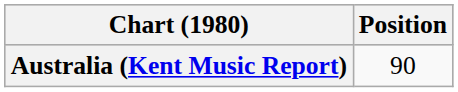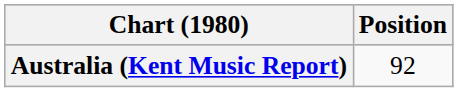(403, 65) 90 -> (403, 65) 92
